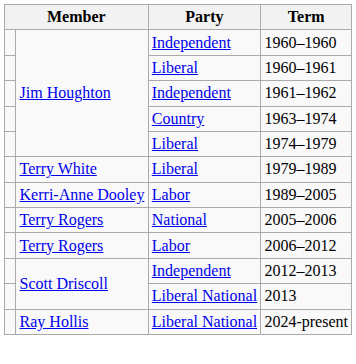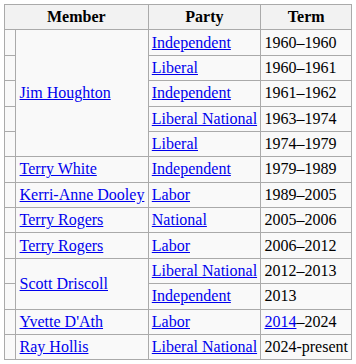(178, 118) Country -> (204, 118) Liberal National
(175, 169) Liberal -> (191, 169) Independent
(191, 270) Independent -> (204, 270) Liberal National
(204, 296) Liberal National -> (191, 296) Independent
+ row: (300, 321)
